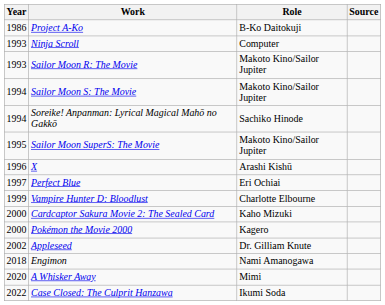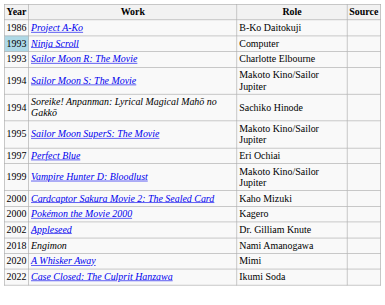(17, 43) no background -> (17, 43) lightblue background
(279, 65) Makoto Kino/Sailor Jupiter -> (277, 59) Charlotte Elbourne
- row: (34, 167)
(277, 198) Charlotte Elbourne -> (279, 177) Makoto Kino/Sailor Jupiter
